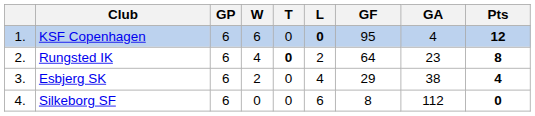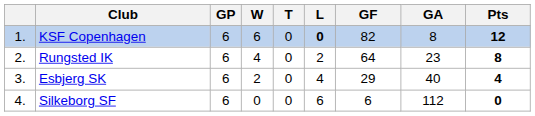(368, 36) 95 -> (368, 36) 82
(433, 36) 4 -> (433, 36) 8
(288, 57) bold -> (288, 57) normal
(433, 79) 38 -> (433, 79) 40
(368, 100) 8 -> (368, 100) 6
